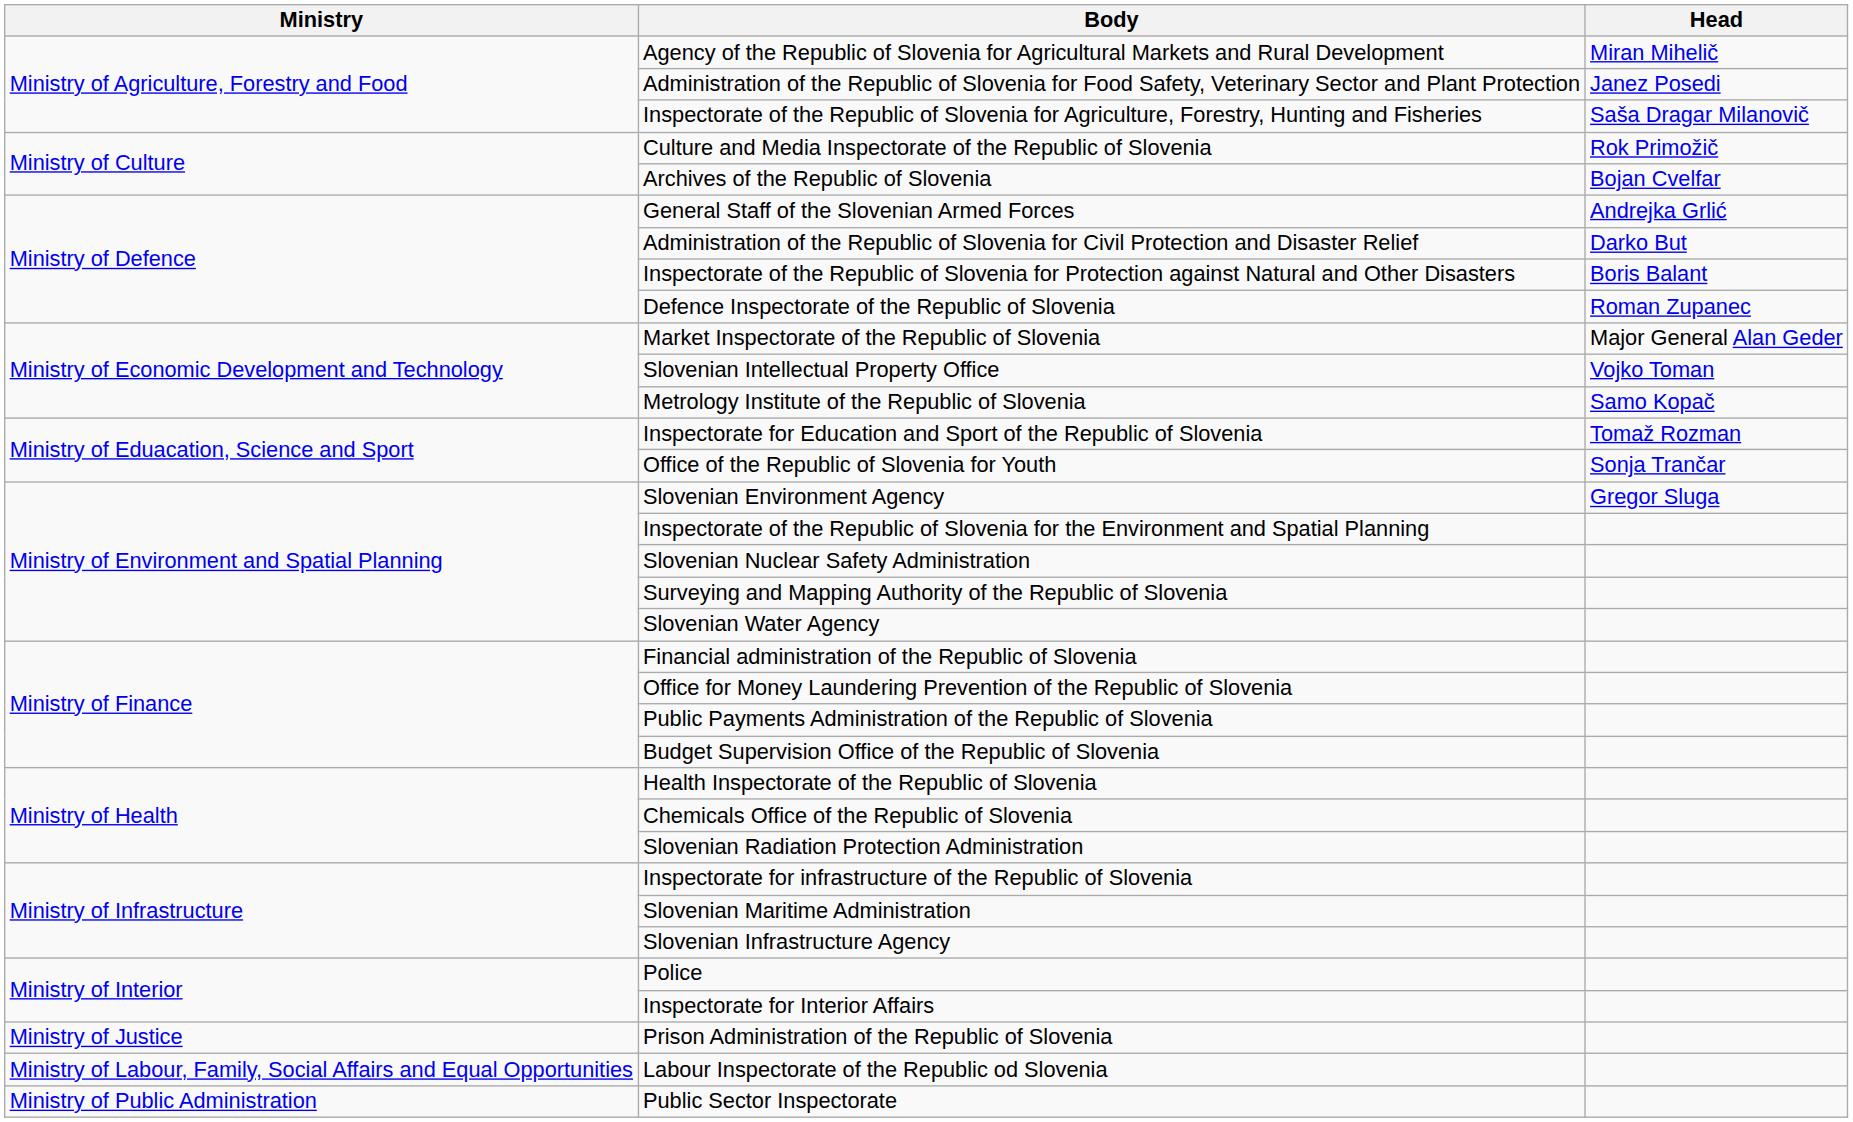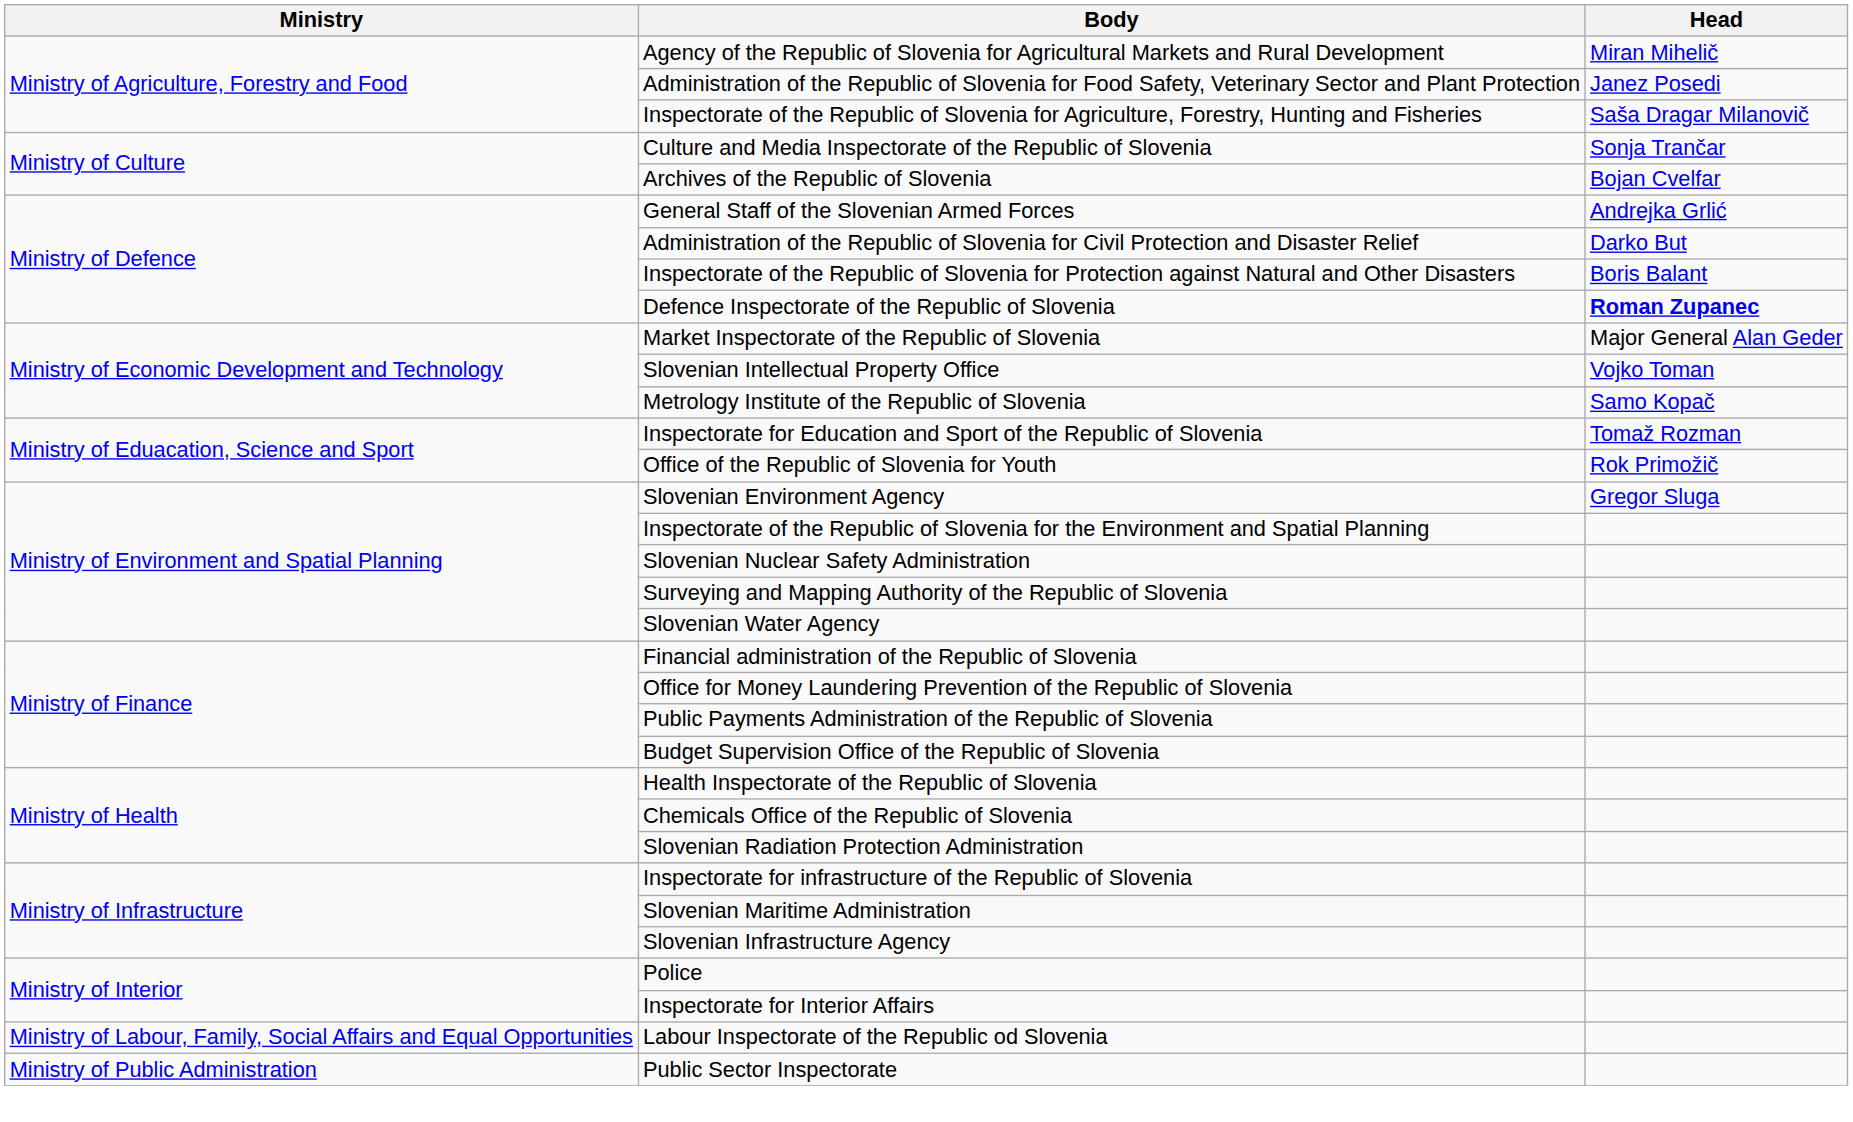(1654, 147) Rok Primožič -> (1658, 147) Sonja Trančar
(1670, 306) normal -> (1675, 306) bold
(1658, 465) Sonja Trančar -> (1654, 465) Rok Primožič
- row: (878, 1037)
